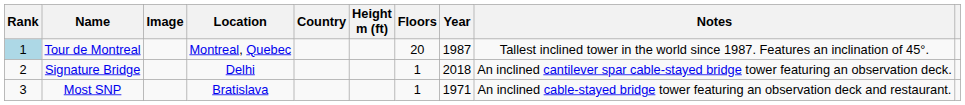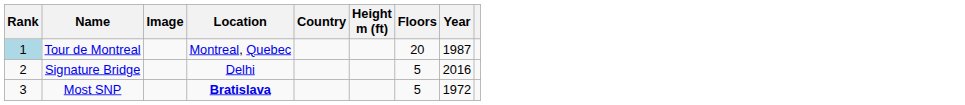- column: (714, 21)
(417, 69) 1 -> (417, 69) 5
(457, 69) 2018 -> (457, 69) 2016
(240, 89) normal -> (240, 89) bold
(417, 89) 1 -> (417, 89) 5
(457, 89) 1971 -> (457, 89) 1972
